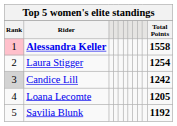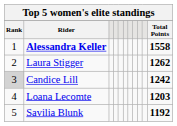(14, 46) pink background -> (14, 46) no background
(160, 63) 1254 -> (160, 63) 1262
(160, 96) 1205 -> (160, 96) 1203
